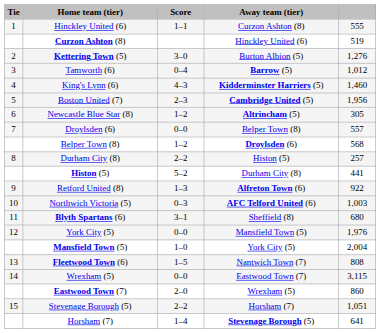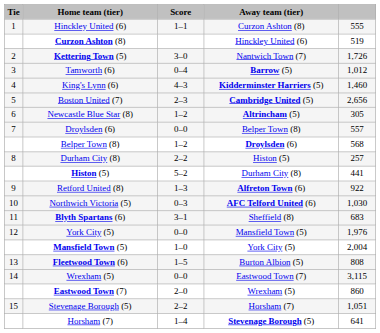(271, 56) Burton Albion (5) -> (271, 56) Nantwich Town (7)
(357, 56) 1,276 -> (357, 56) 1,726
(357, 100) 1,956 -> (357, 100) 2,656
(357, 203) 1,003 -> (357, 203) 1,030
(357, 218) 680 -> (357, 218) 683
(271, 262) Nantwich Town (7) -> (271, 262) Burton Albion (5)
